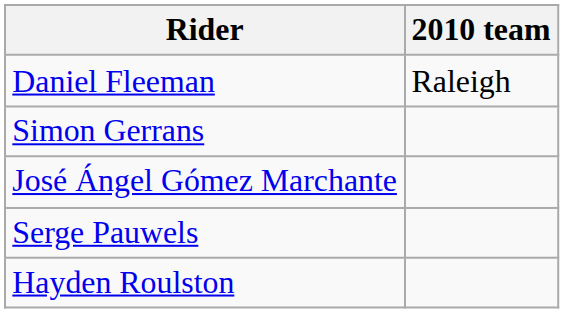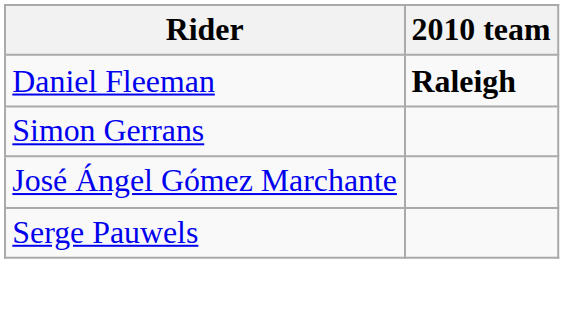(461, 80) normal -> (464, 80) bold
- row: (123, 282)
